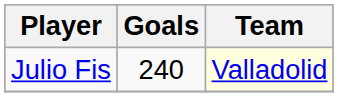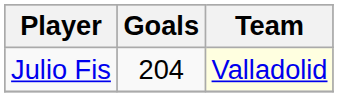(161, 69) 240 -> (161, 69) 204
